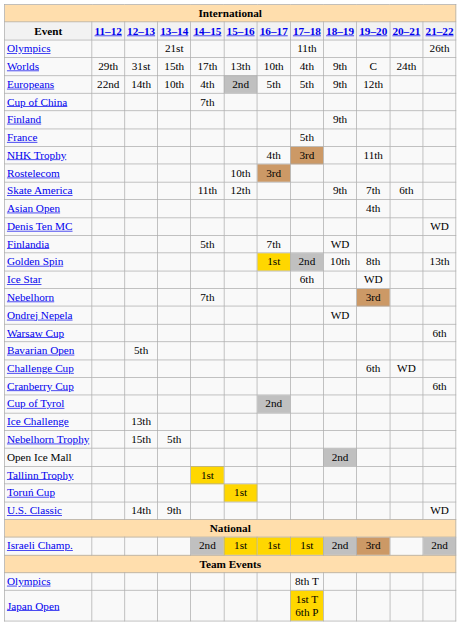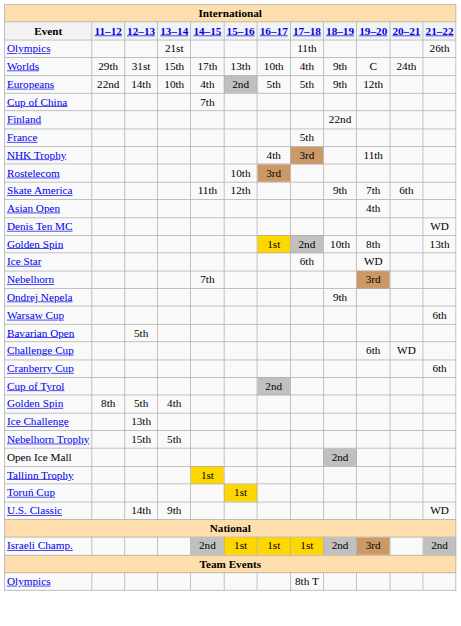(340, 119) 9th -> (340, 119) 22nd
- row: (28, 244)
(340, 315) WD -> (340, 297) 9th
+ row: (35, 404)
- row: (33, 605)
